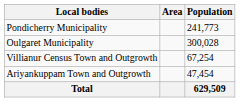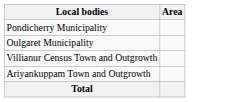- column: (210, 12)
